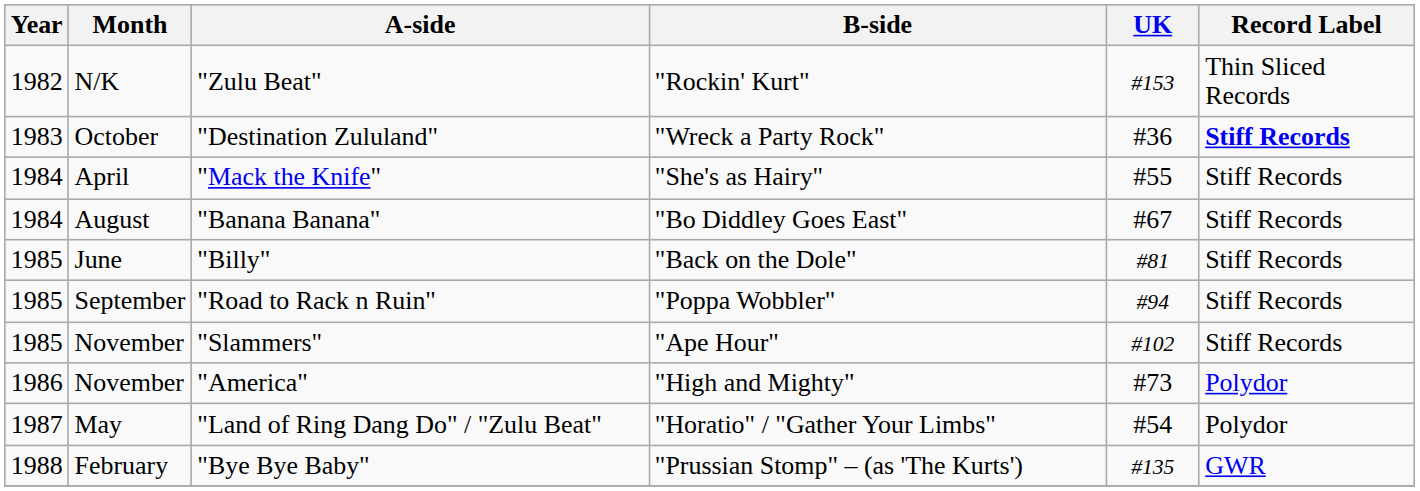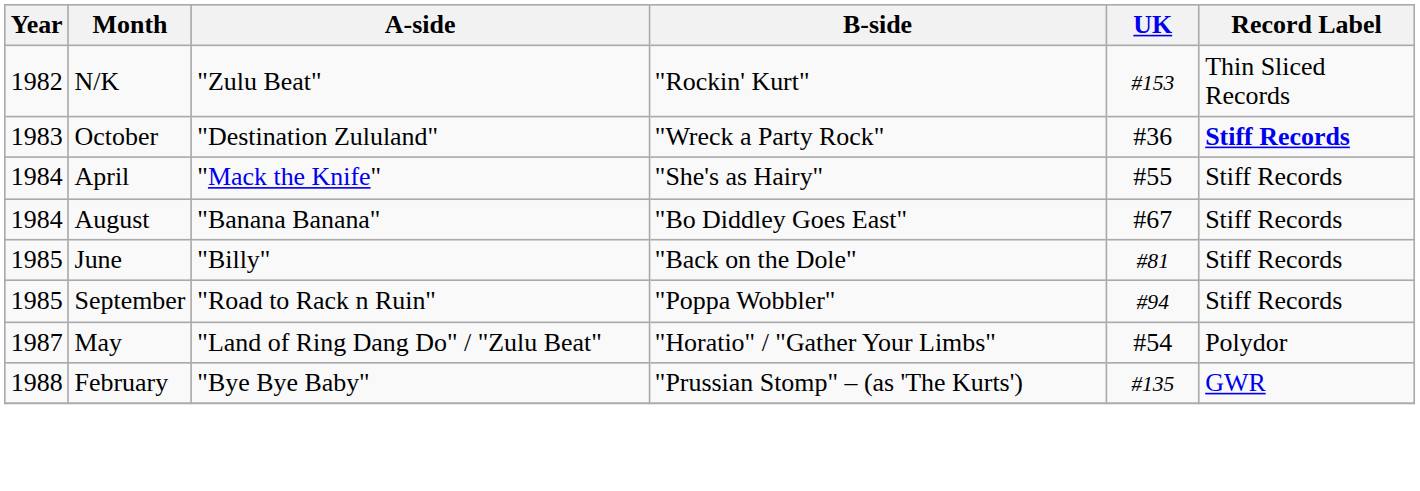- row: (260, 341)
- row: (253, 383)
